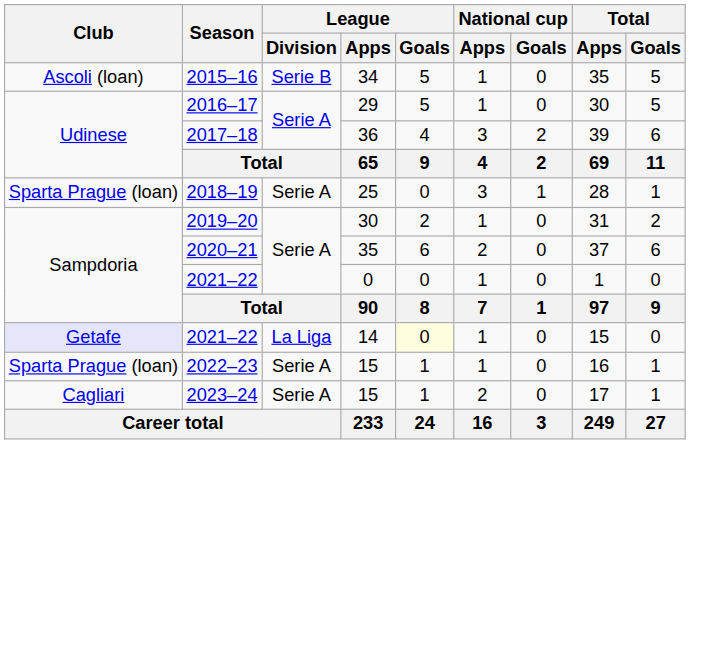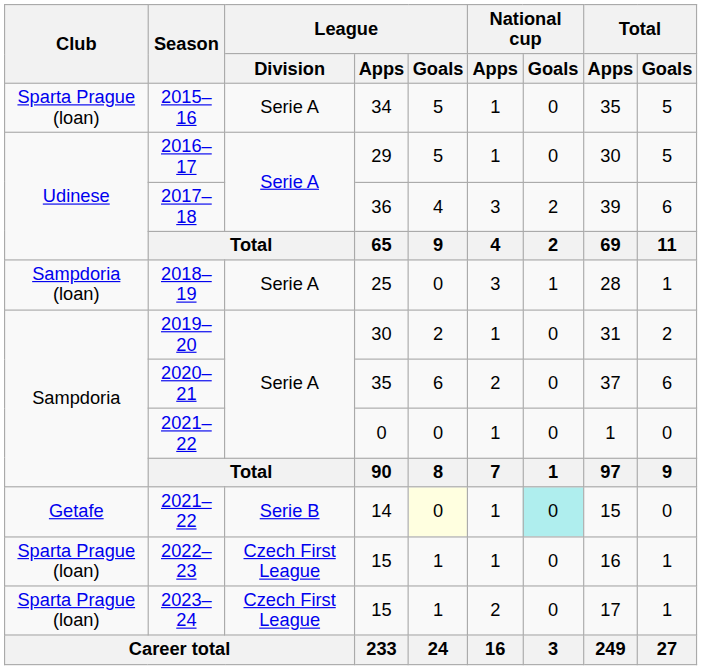(93, 76) Ascoli (loan) -> (76, 107) Sparta Prague (loan)
(301, 76) Serie B -> (290, 107) Serie A
(93, 192) Sparta Prague (loan) -> (76, 284) Sampdoria (loan)
(93, 337) lavender background -> (76, 511) no background
(301, 337) La Liga -> (290, 511) Serie B
(541, 337) no background -> (553, 511) paleturquoise background
(301, 366) Serie A -> (290, 561) Czech First League
(93, 395) Cagliari -> (76, 610) Sparta Prague (loan)
(301, 395) Serie A -> (290, 610) Czech First League
